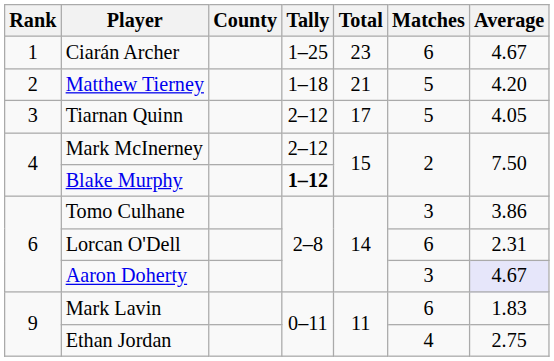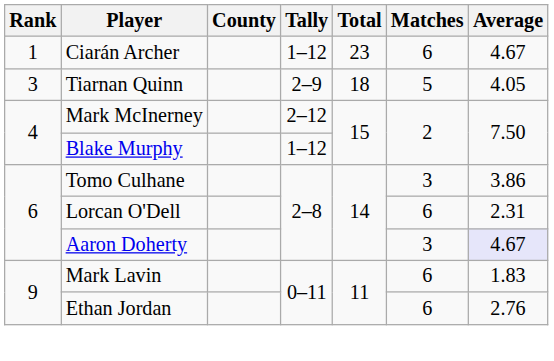(308, 52) 1–25 -> (307, 52) 1–12
- row: (135, 84)
(308, 116) 2–12 -> (307, 84) 2–9
(361, 116) 17 -> (360, 84) 18
(308, 180) bold -> (307, 148) normal
(428, 340) 4 -> (427, 308) 6
(509, 340) 2.75 -> (508, 308) 2.76
